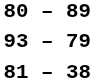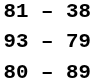rows swapped: (47, 11) <-> (47, 72)
